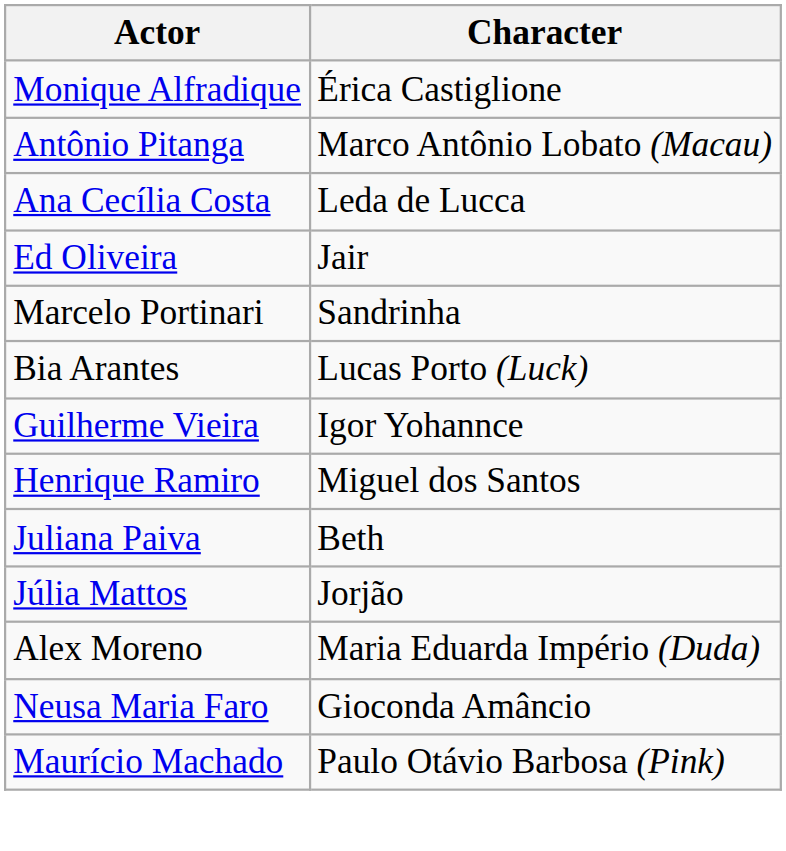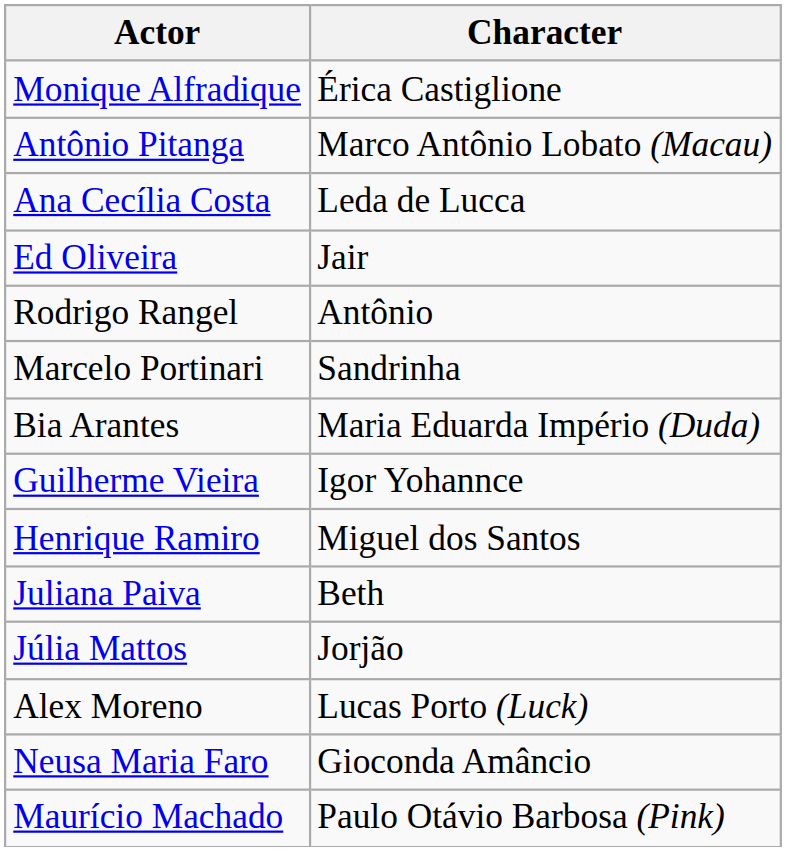+ row: (126, 312)
(453, 369) Lucas Porto (Luck) -> (539, 425) Maria Eduarda Império (Duda)
(539, 649) Maria Eduarda Império (Duda) -> (453, 705) Lucas Porto (Luck)
